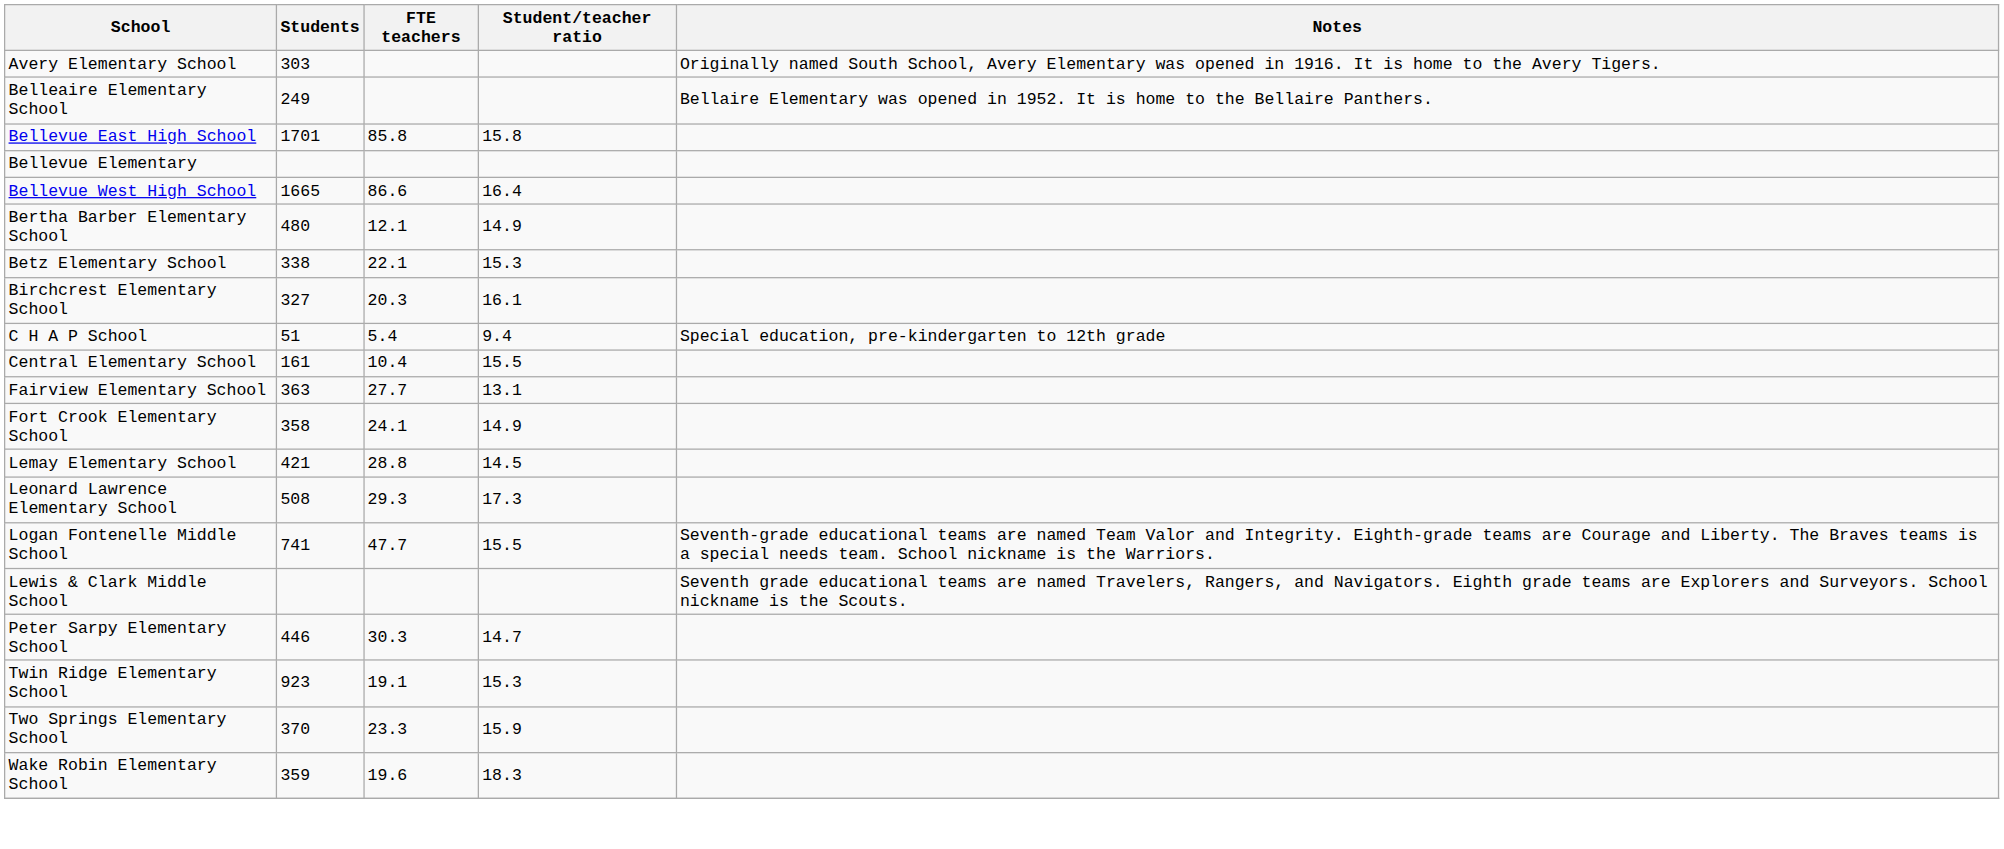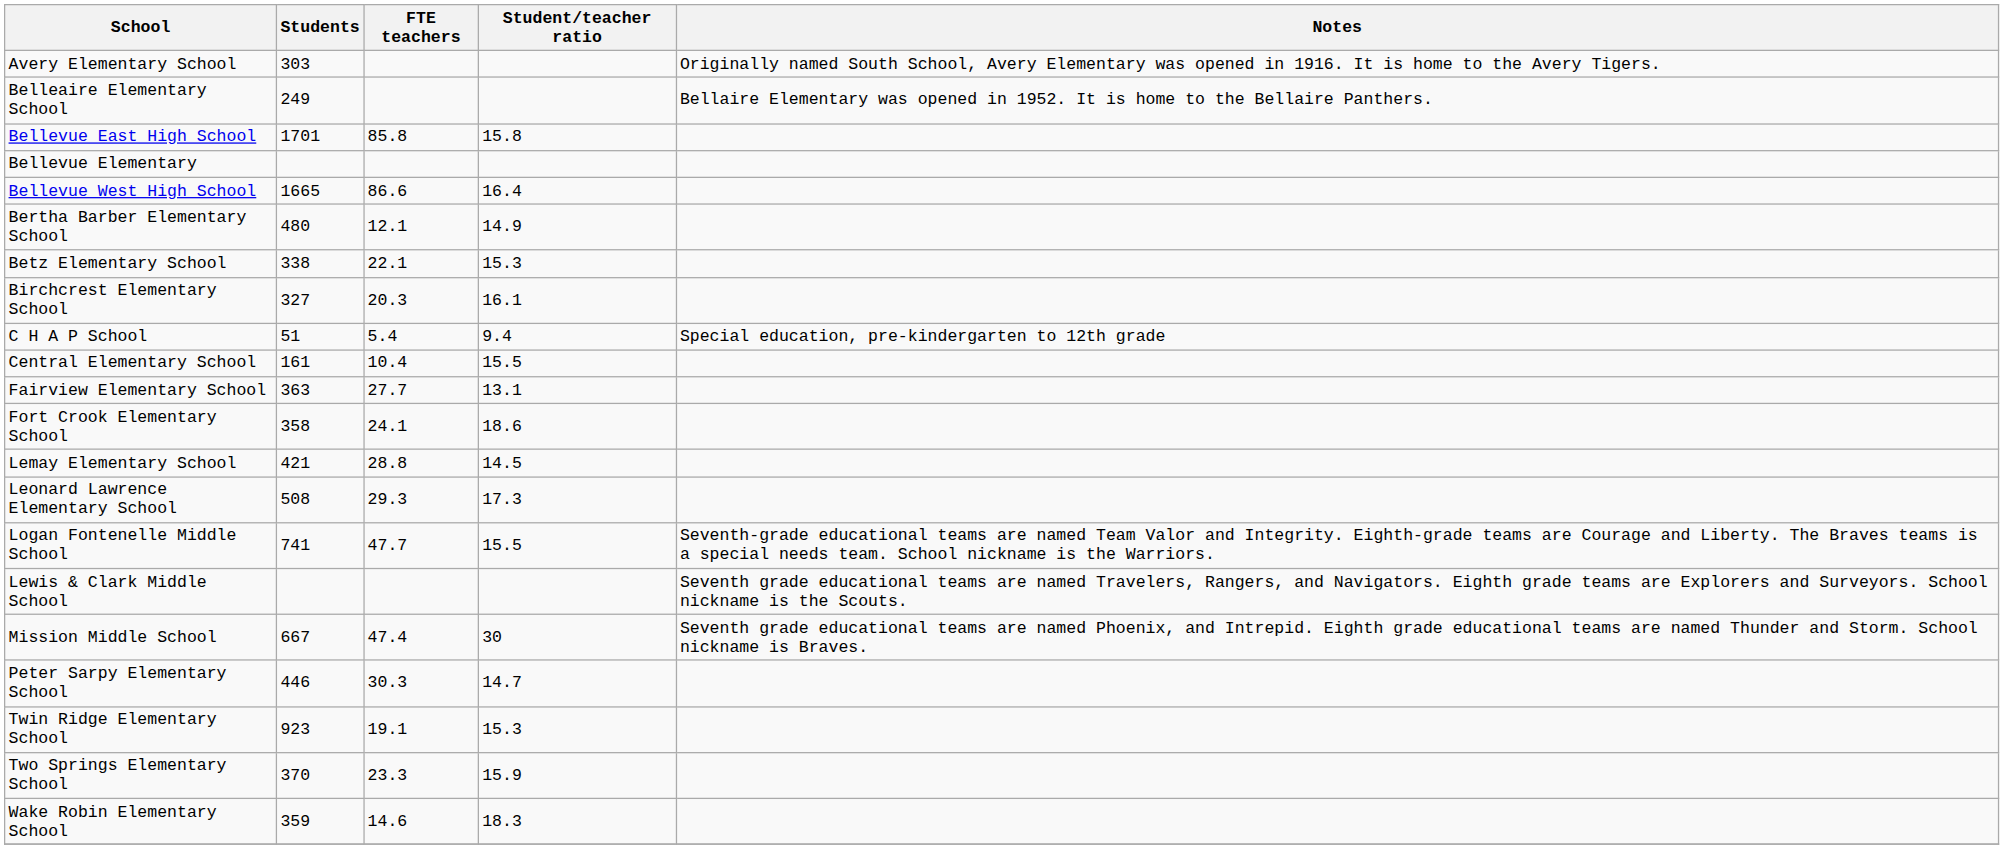(502, 427) 14.9 -> (502, 427) 18.6
+ row: (113, 637)
(387, 775) 19.6 -> (387, 821) 14.6
